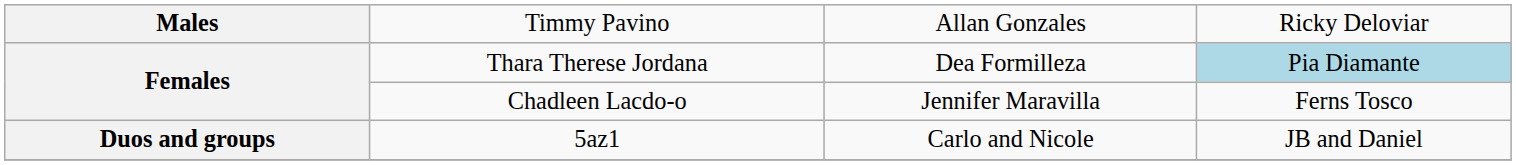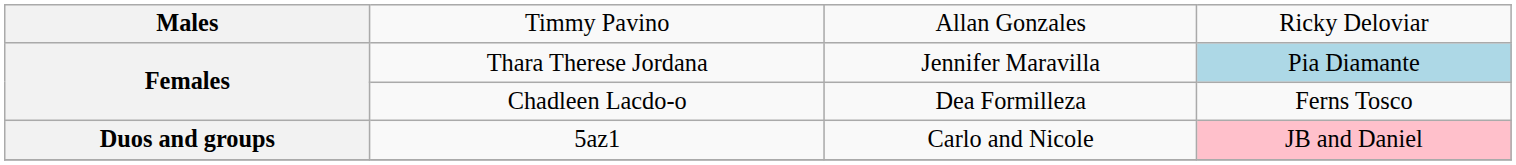(1011, 62) Dea Formilleza -> (1011, 62) Jennifer Maravilla
(1011, 100) Jennifer Maravilla -> (1011, 100) Dea Formilleza
(1354, 139) no background -> (1354, 139) pink background
